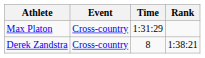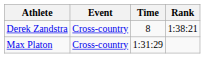rows swapped: (30, 29) <-> (37, 45)
